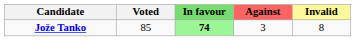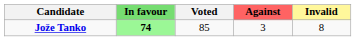columns swapped: (146, 12) <-> (204, 12)
